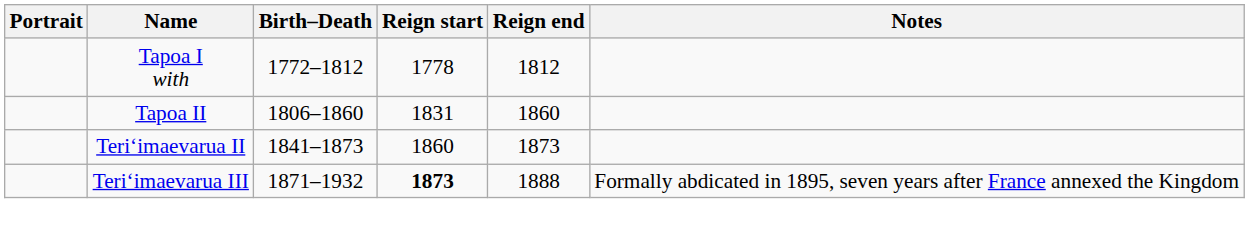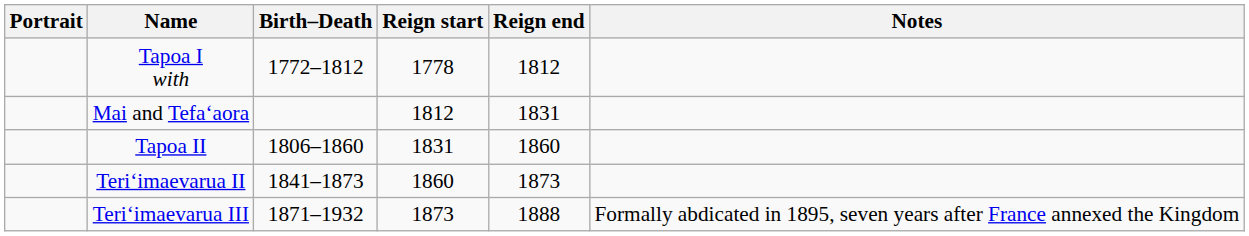+ row: (171, 112)
(432, 180) bold -> (433, 214) normal
